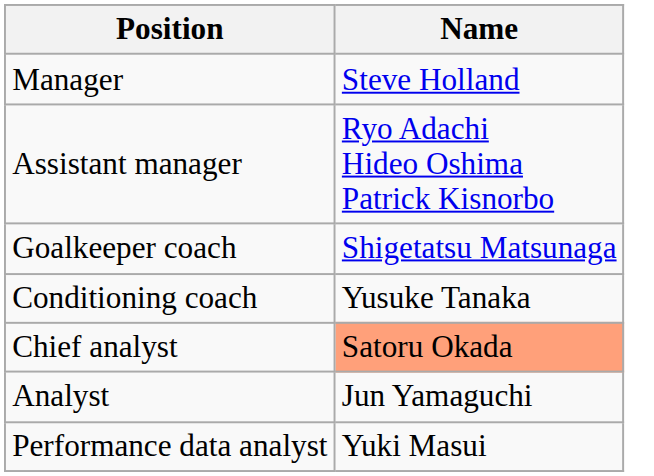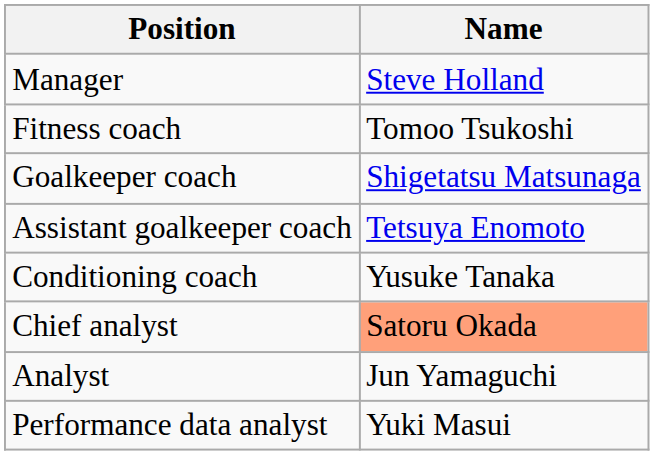- row: (127, 163)
+ row: (97, 128)
+ row: (182, 227)
